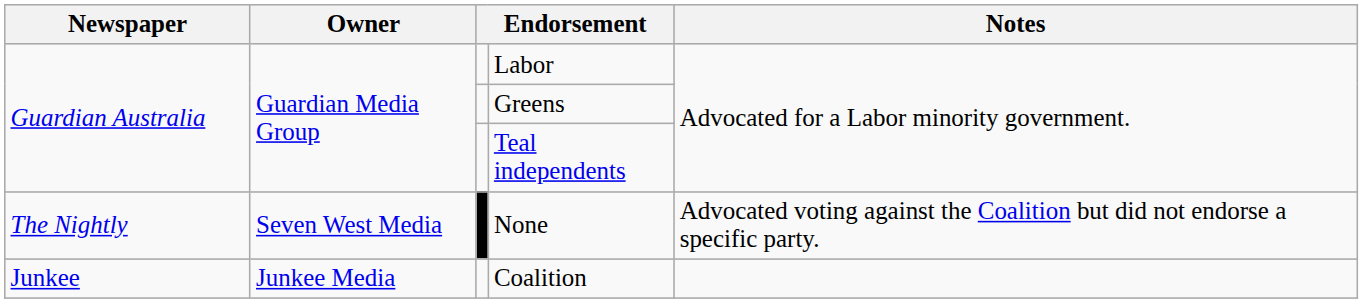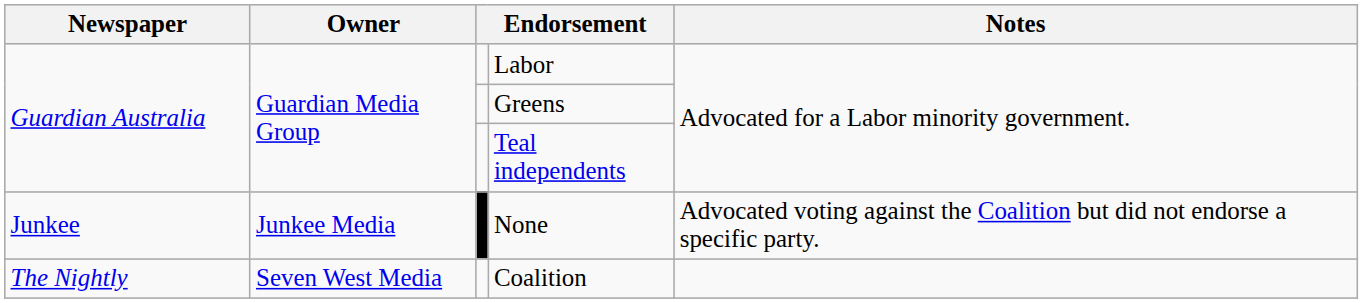(69, 224) The Nightly -> (45, 224) Junkee
(349, 224) Seven West Media -> (326, 224) Junkee Media
(45, 278) Junkee -> (69, 278) The Nightly
(326, 278) Junkee Media -> (349, 278) Seven West Media
